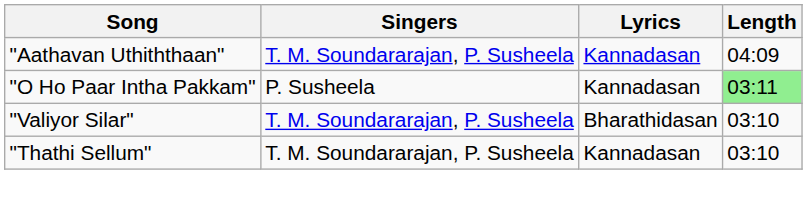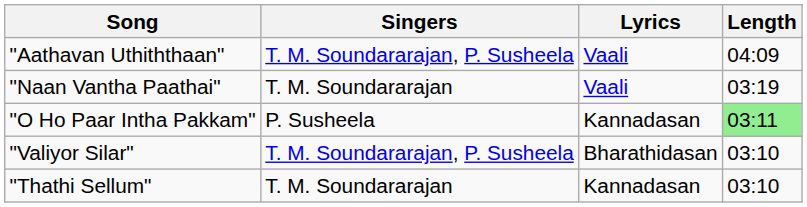(642, 54) Kannadasan -> (606, 54) Vaali
+ row: (115, 87)
(420, 153) T. M. Soundararajan, P. Susheela -> (359, 186) T. M. Soundararajan
